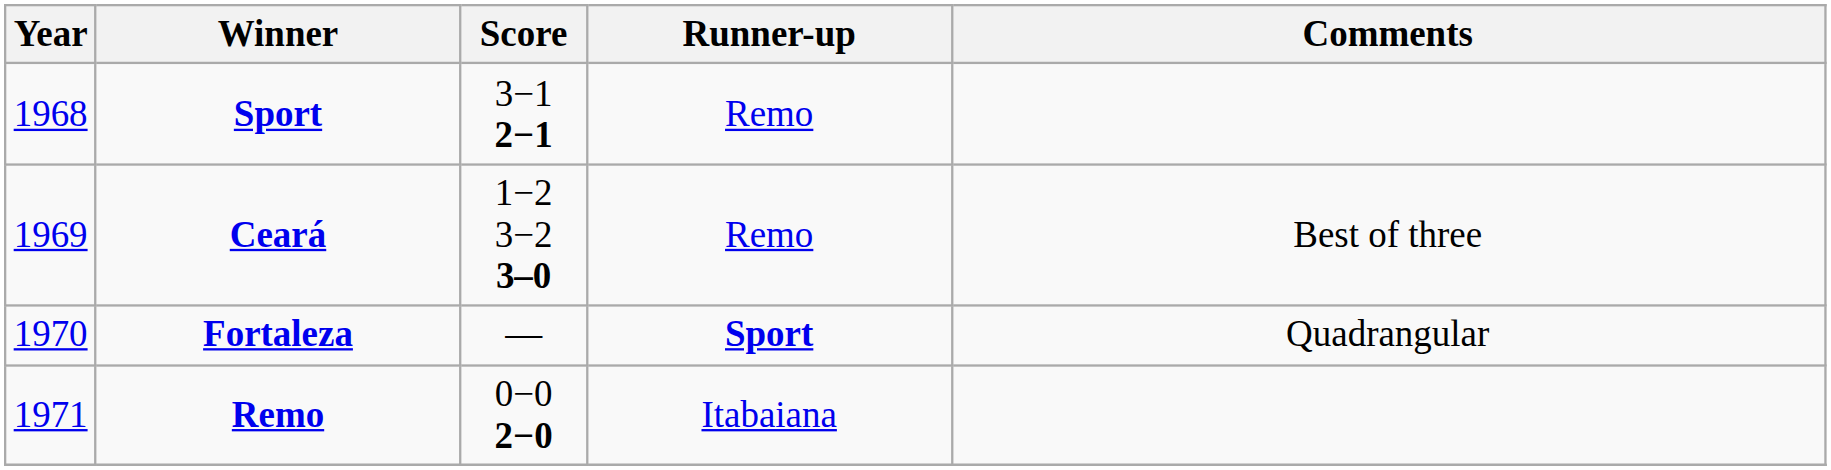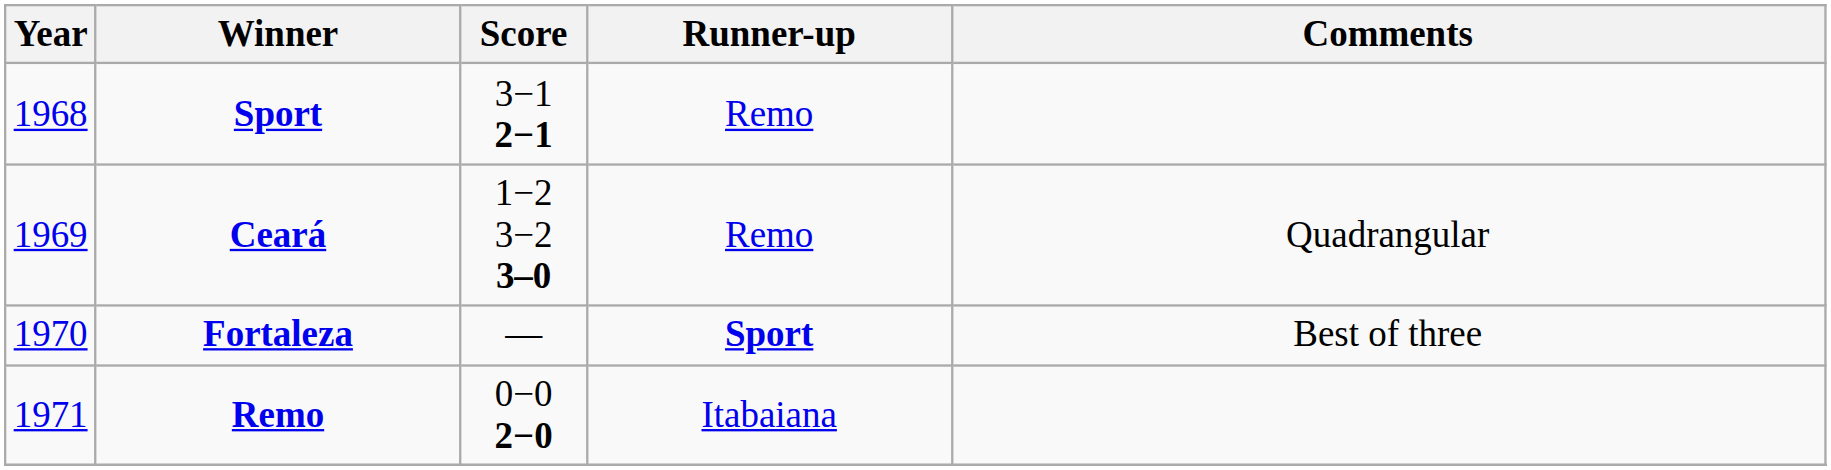(1388, 234) Best of three -> (1388, 234) Quadrangular
(1388, 334) Quadrangular -> (1388, 334) Best of three
